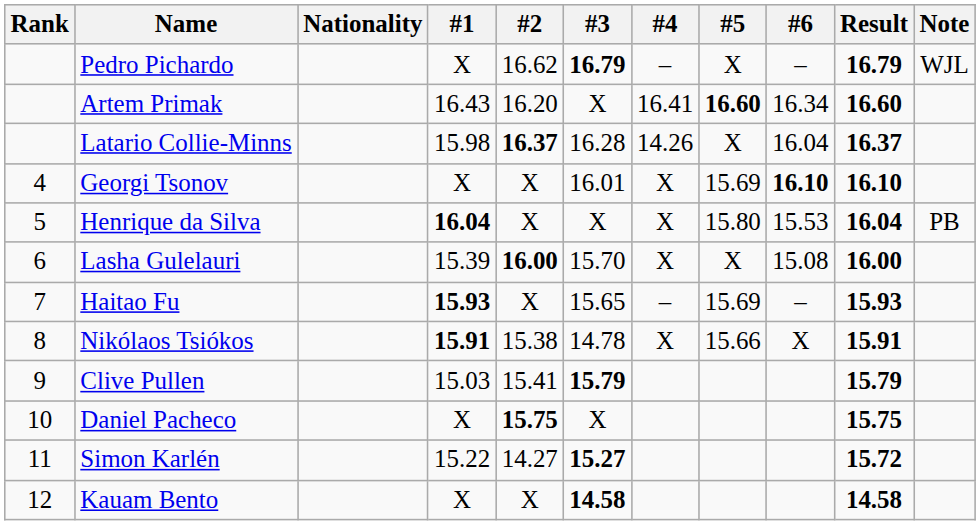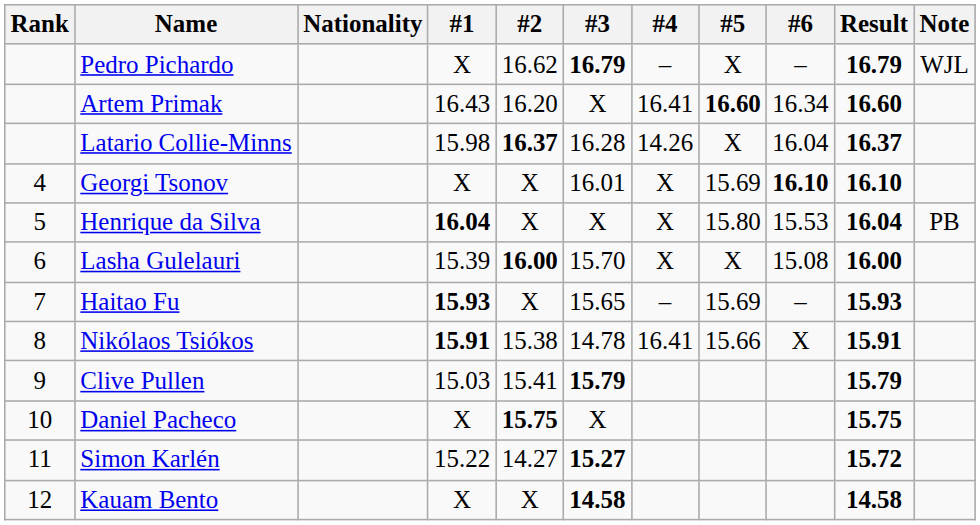(665, 340) X -> (665, 340) 16.41
